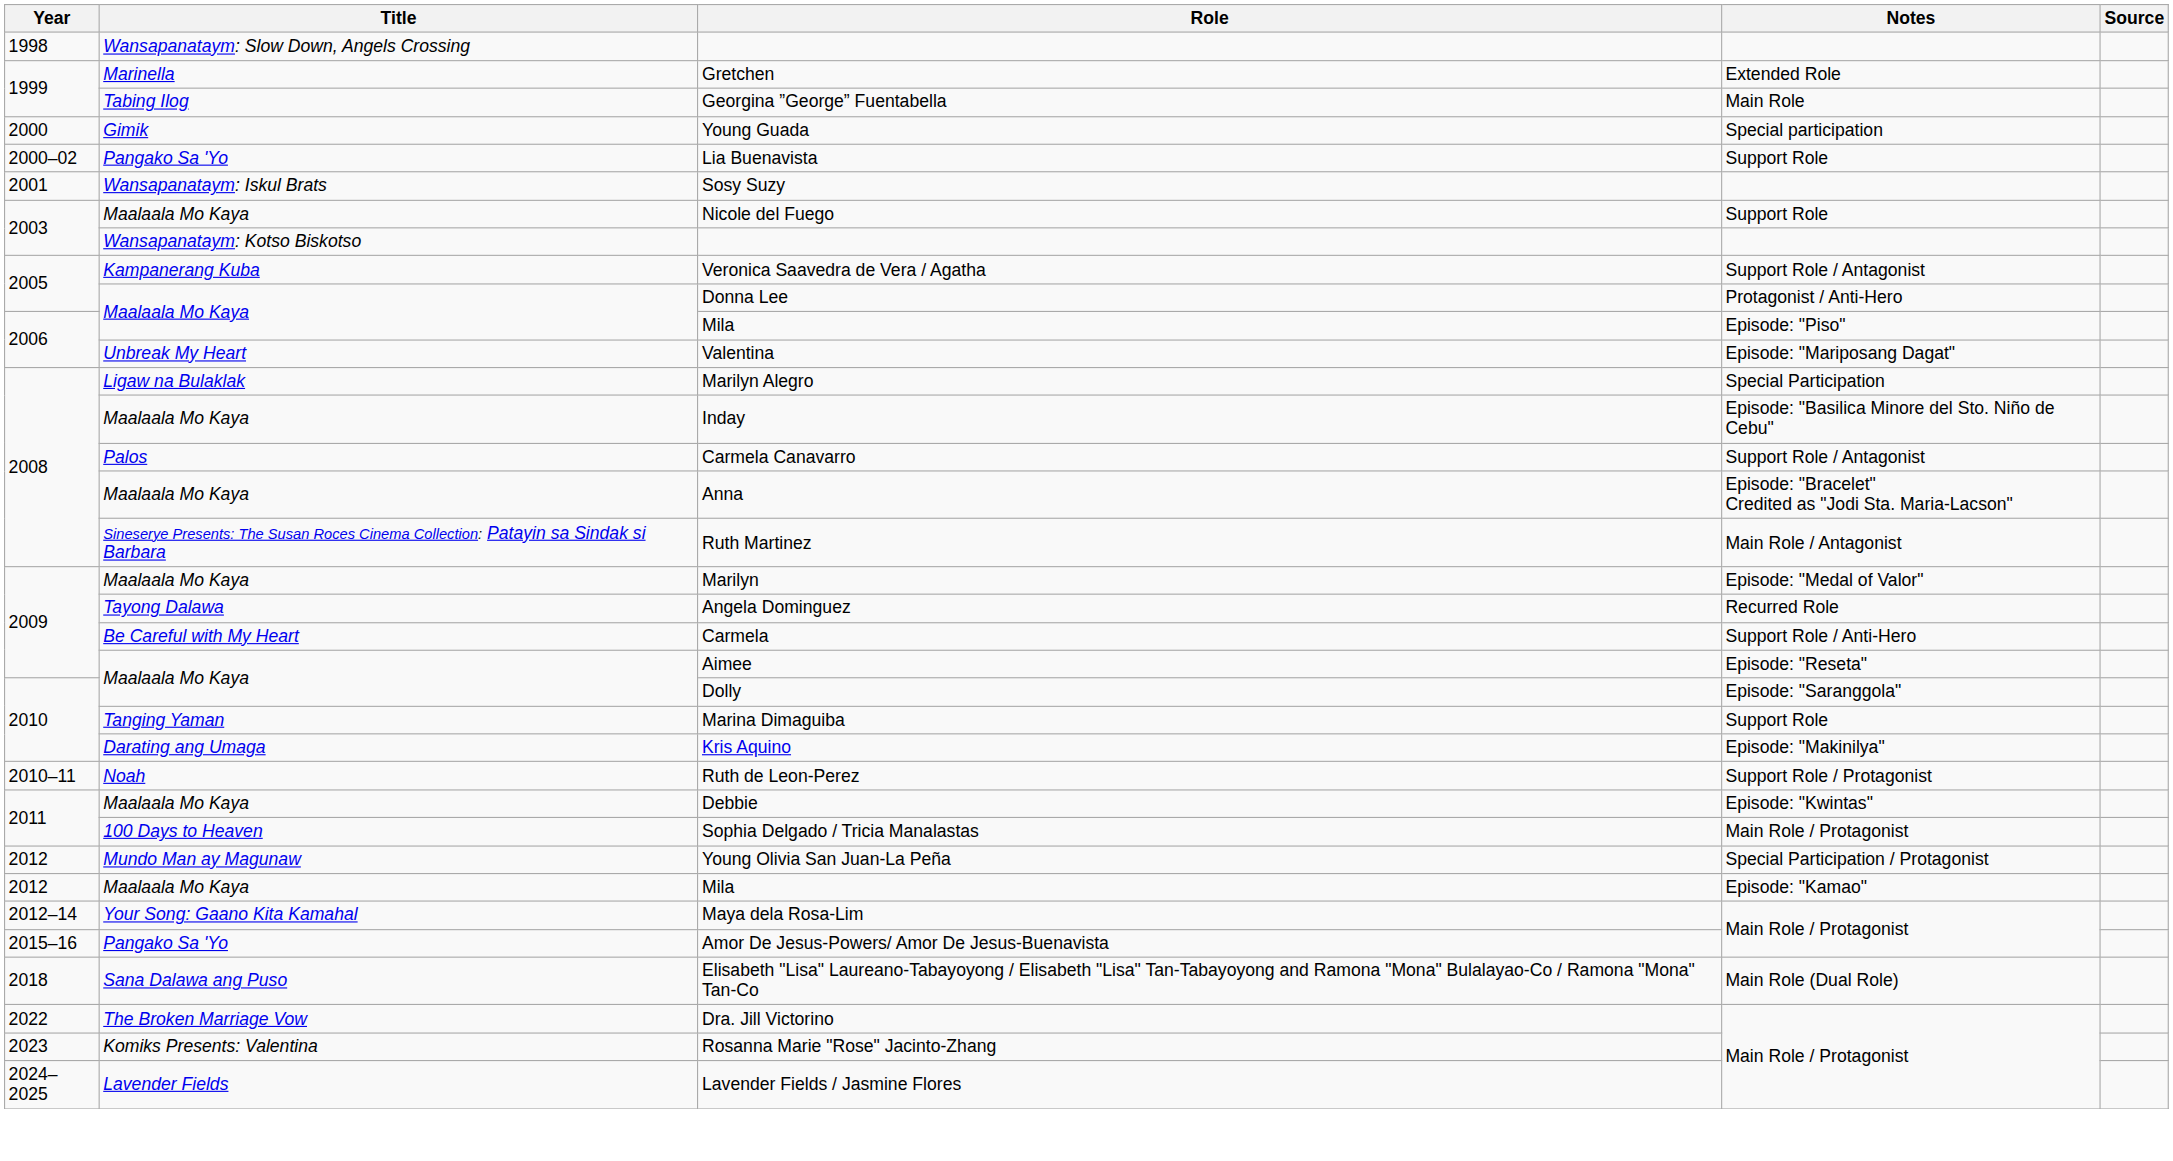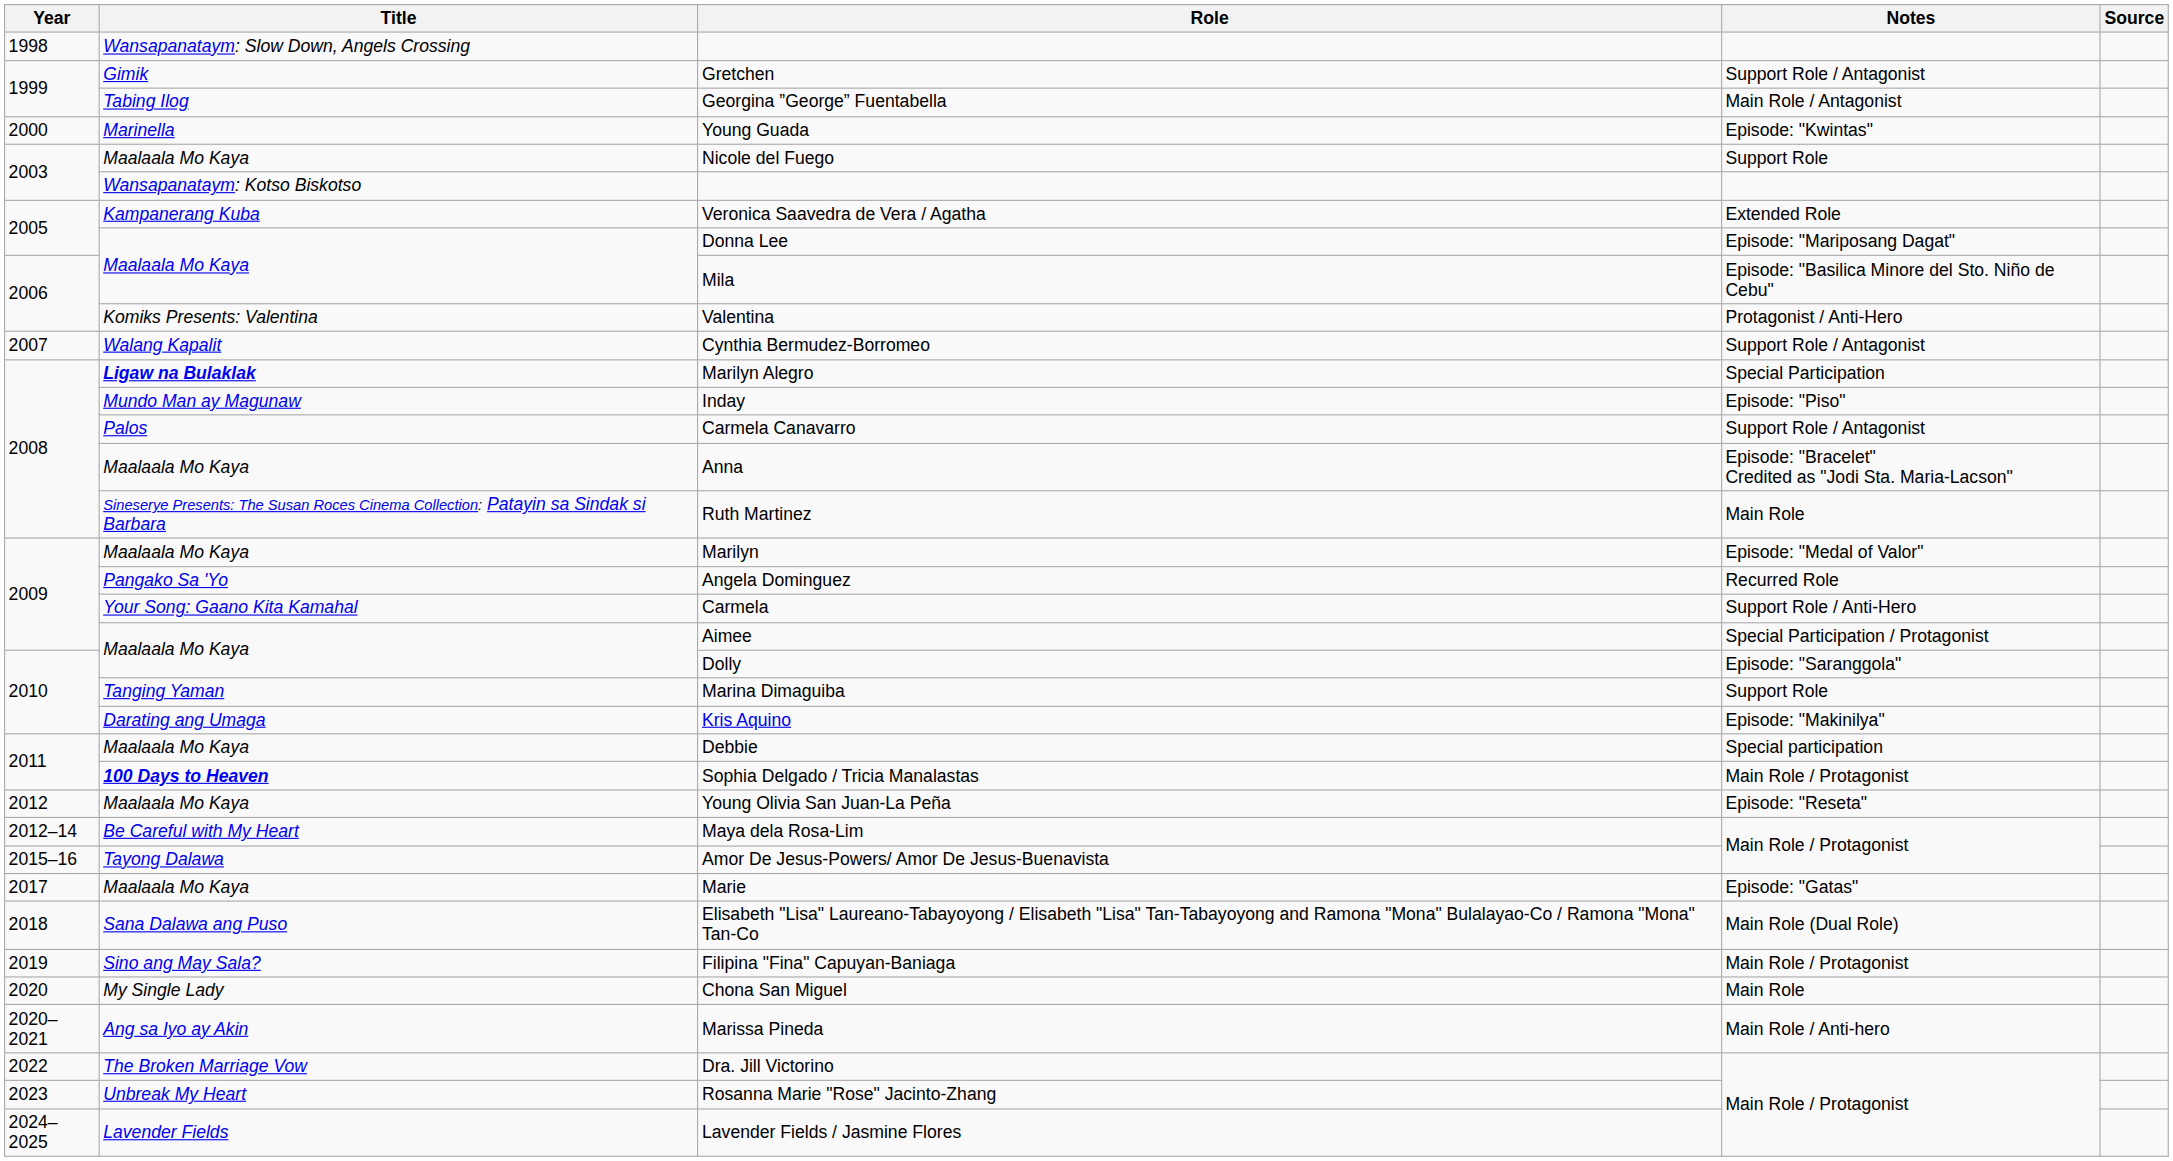(139, 74) Marinella -> (126, 74) Gimik
(1783, 74) Extended Role -> (1825, 74) Support Role / Antagonist
(1765, 102) Main Role -> (1813, 102) Main Role / Antagonist
(126, 130) Gimik -> (139, 130) Marinella
(1804, 130) Special participation -> (1799, 130) Episode: "Kwintas"
- row: (43, 158)
- row: (28, 185)
(1825, 269) Support Role / Antagonist -> (1783, 213) Extended Role
(1814, 297) Protagonist / Anti-Hero -> (1840, 241) Episode: "Mariposang Dagat"
(1785, 325) Episode: "Piso" -> (1890, 279) Episode: "Basilica Minore del Sto. Niño de Cebu"
(175, 353) Unbreak My Heart -> (211, 317) Komiks Presents: Valentina
(1840, 353) Episode: "Mariposang Dagat" -> (1814, 317) Protagonist / Anti-Hero
+ row: (28, 345)
(174, 381) normal -> (180, 373) bold
(176, 419) Maalaala Mo Kaya -> (202, 401) Mundo Man ay Magunaw
(1890, 419) Episode: "Basilica Minore del Sto. Niño de Cebu" -> (1785, 401) Episode: "Piso"
(1813, 542) Main Role / Antagonist -> (1765, 514) Main Role
(164, 608) Tayong Dalawa -> (166, 580) Pangako Sa 'Yo
(201, 636) Be Careful with My Heart -> (230, 608) Your Song: Gaano Kita Kamahal
(1796, 664) Episode: "Reseta" -> (1857, 636) Special Participation / Protagonist
- row: (42, 775)
(1799, 803) Episode: "Kwintas" -> (1804, 747) Special participation
(183, 831) normal -> (186, 775) bold
(202, 859) Mundo Man ay Magunaw -> (176, 803) Maalaala Mo Kaya
(1857, 859) Special Participation / Protagonist -> (1796, 803) Episode: "Reseta"
- row: (28, 887)
(230, 915) Your Song: Gaano Kita Kamahal -> (201, 831) Be Careful with My Heart
(166, 943) Pangako Sa 'Yo -> (164, 859) Tayong Dalawa
+ row: (28, 887)
+ row: (28, 962)
+ row: (28, 990)
+ row: (33, 1028)
(211, 1046) Komiks Presents: Valentina -> (175, 1094) Unbreak My Heart
